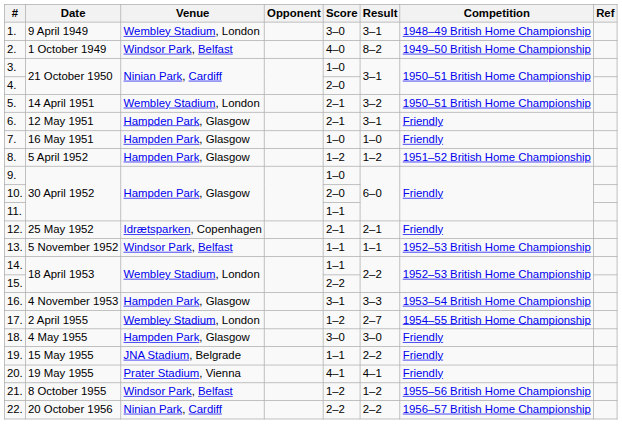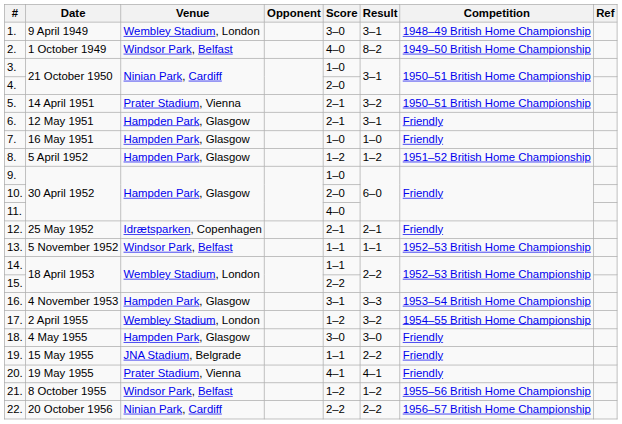(192, 103) Wembley Stadium, London -> (182, 103) Prater Stadium, Vienna
(335, 211) 1–1 -> (335, 211) 4–0
(372, 319) 2–7 -> (372, 319) 3–2
